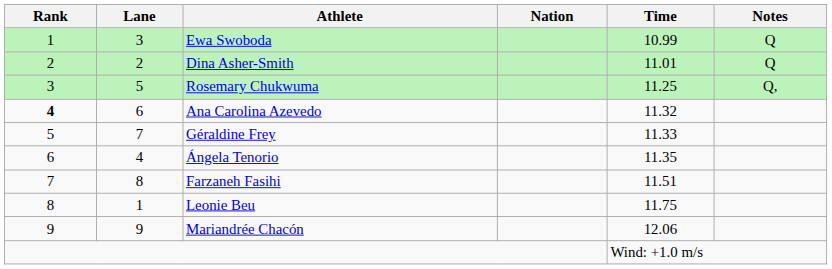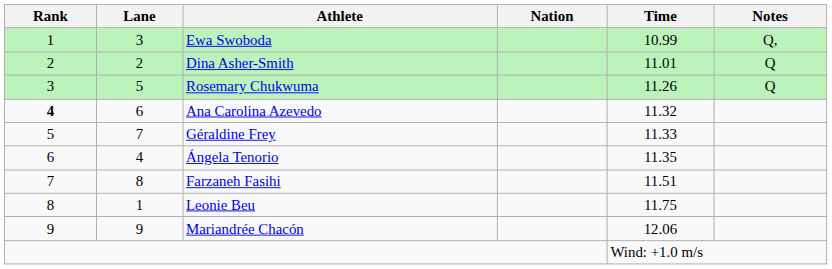(770, 39) Q -> (770, 39) Q,
(660, 87) 11.25 -> (660, 87) 11.26
(770, 87) Q, -> (770, 87) Q
